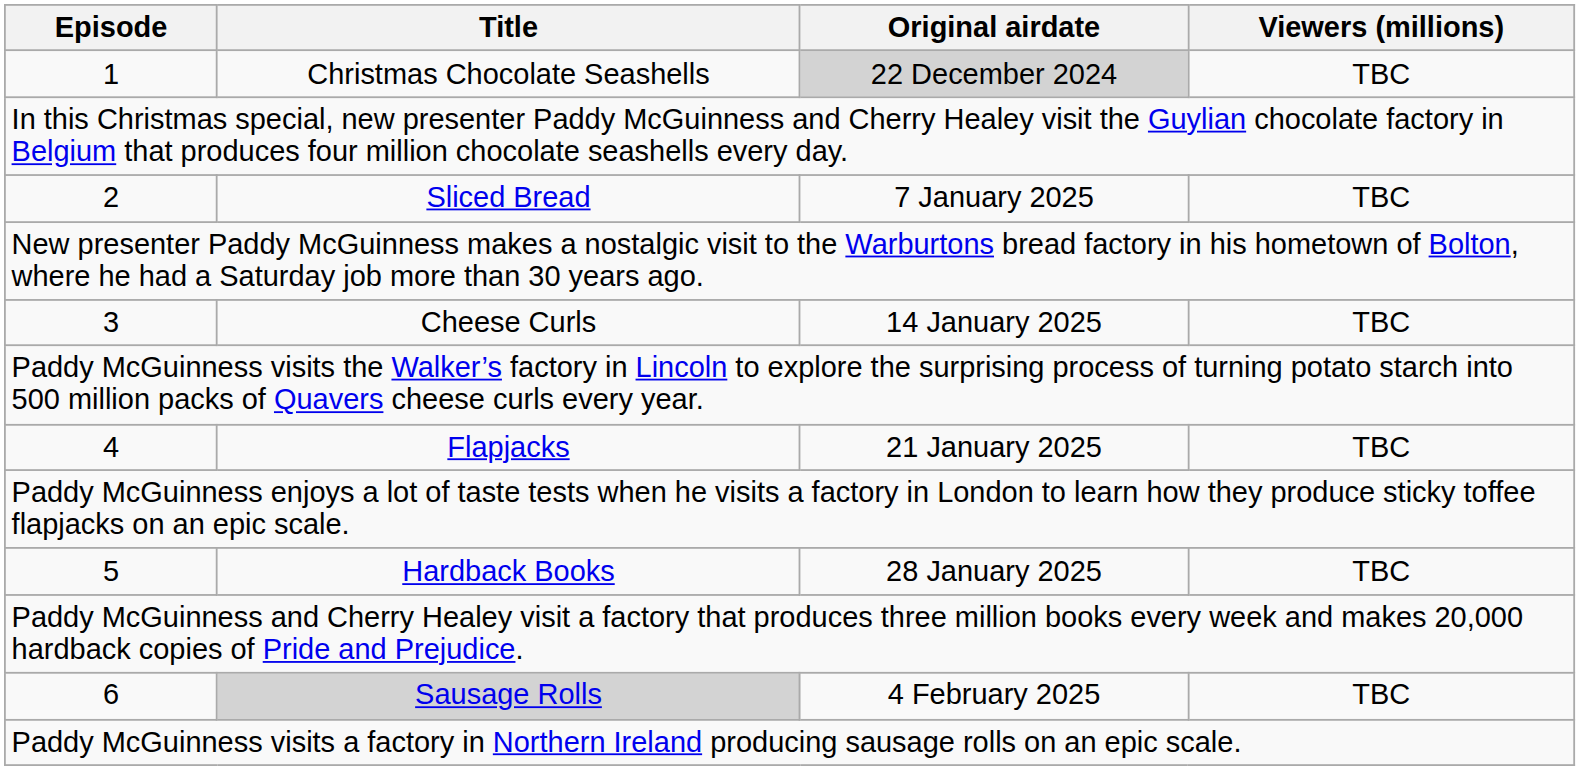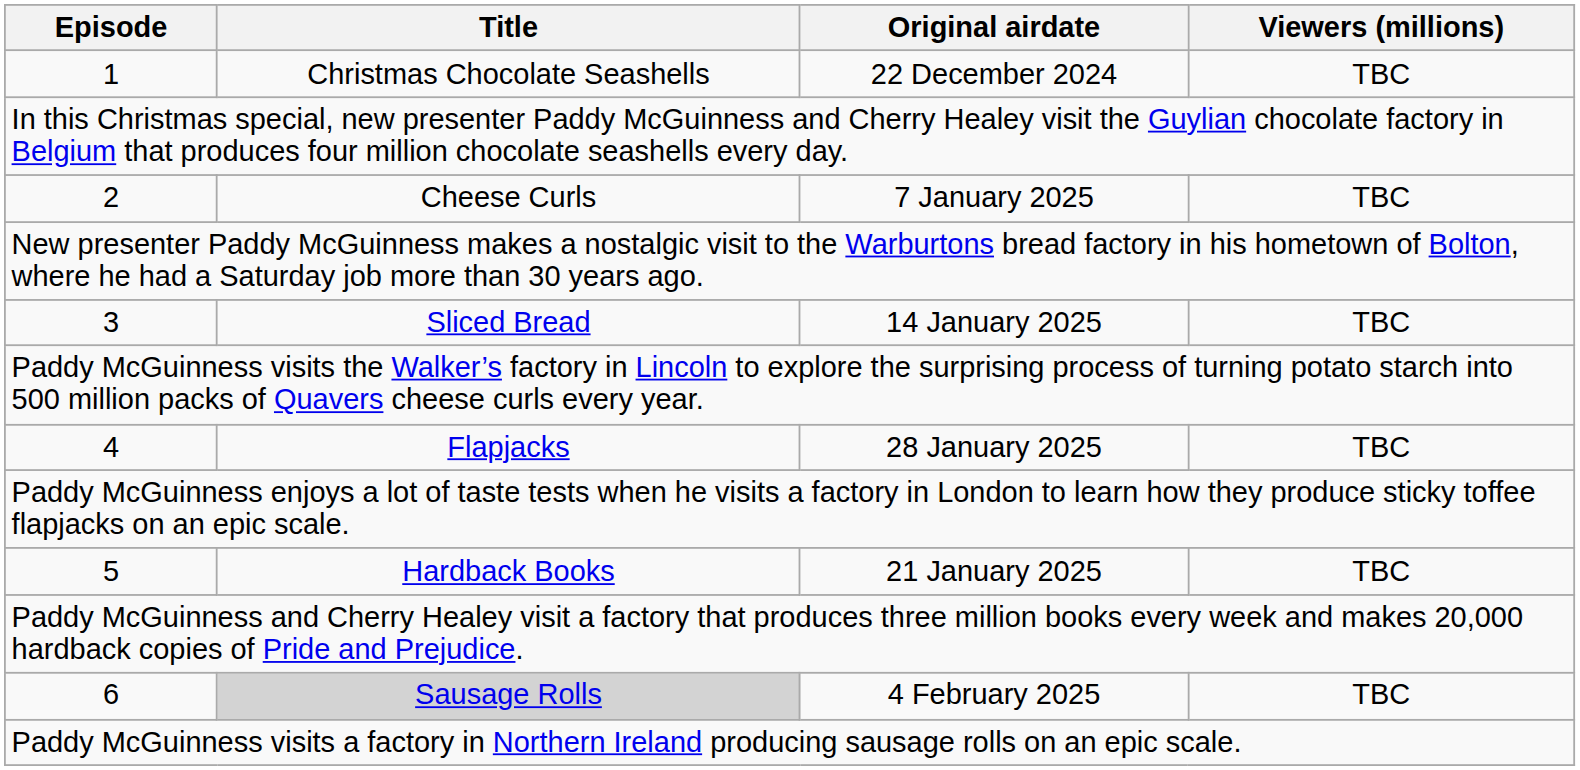(994, 73) lightgrey background -> (994, 73) no background
(508, 197) Sliced Bread -> (508, 197) Cheese Curls
(508, 322) Cheese Curls -> (508, 322) Sliced Bread
(994, 446) 21 January 2025 -> (994, 446) 28 January 2025
(994, 571) 28 January 2025 -> (994, 571) 21 January 2025
